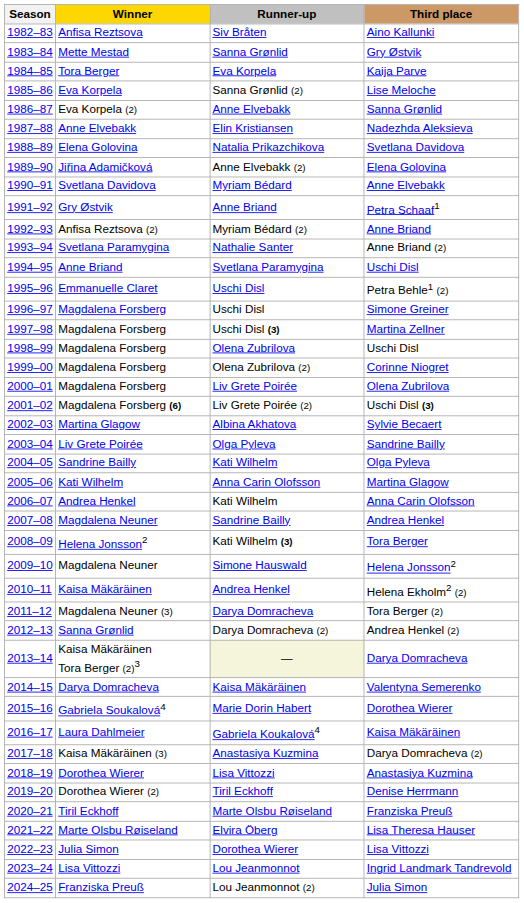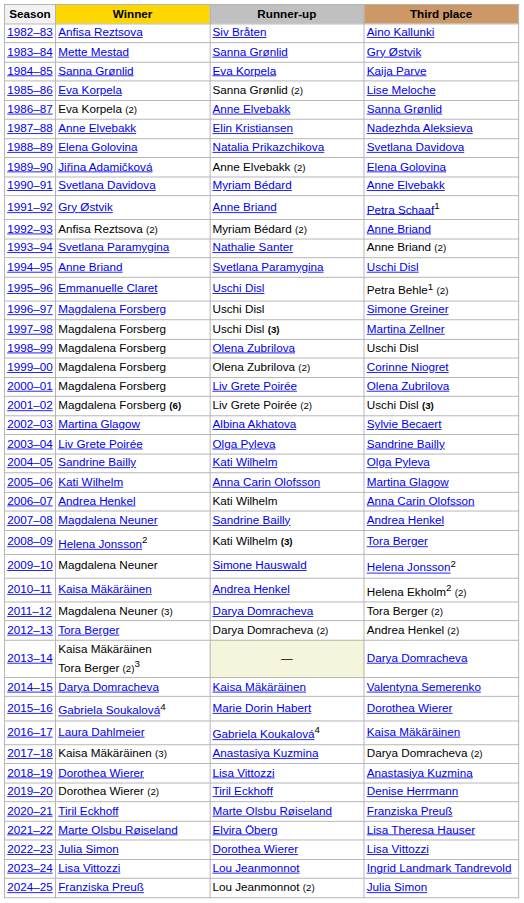(89, 71) Tora Berger -> (96, 71) Sanna Grønlid
(96, 630) Sanna Grønlid -> (89, 630) Tora Berger
